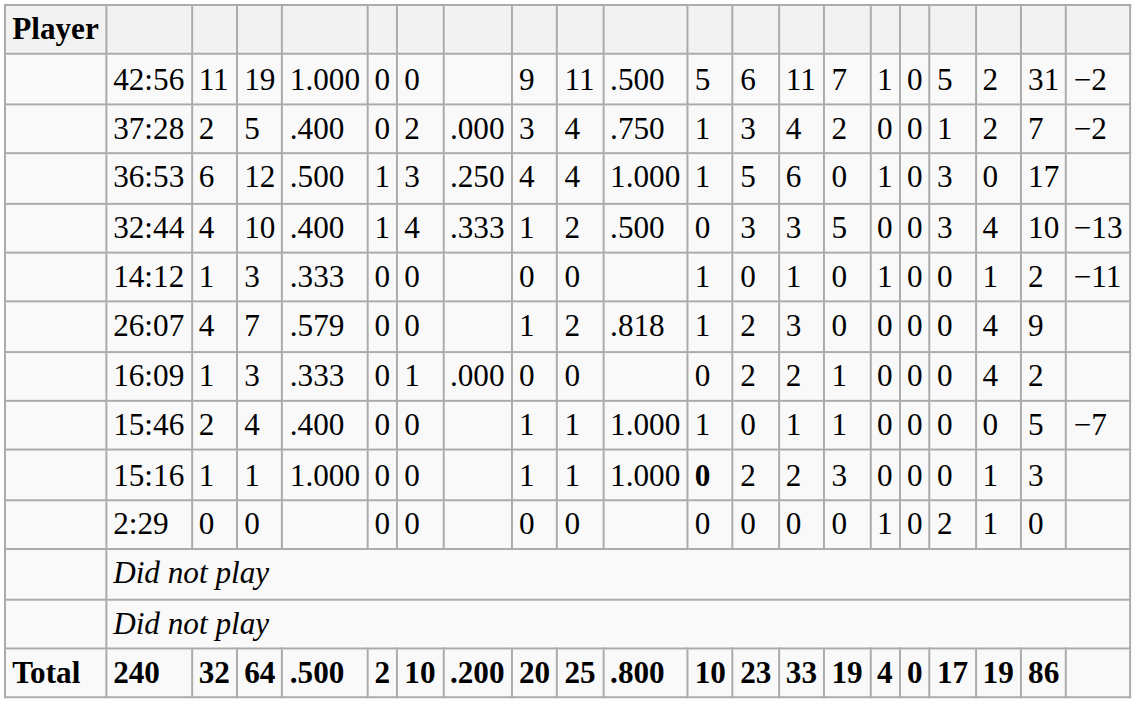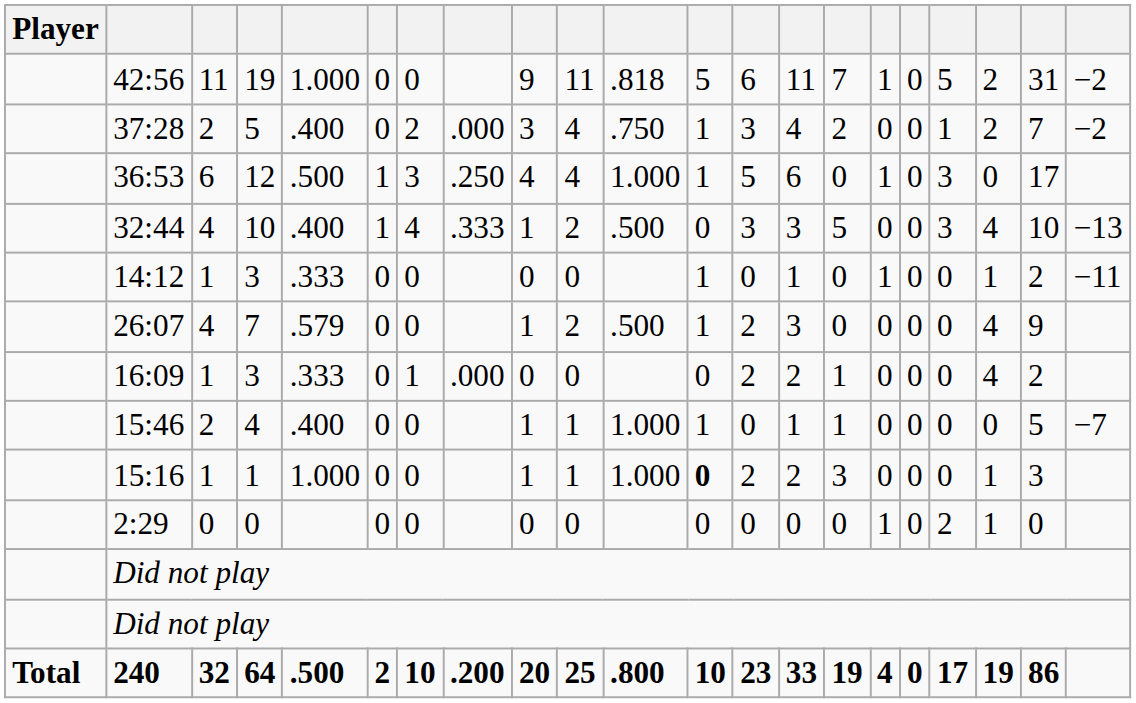(637, 78) .500 -> (637, 78) .818
(637, 326) .818 -> (637, 326) .500
